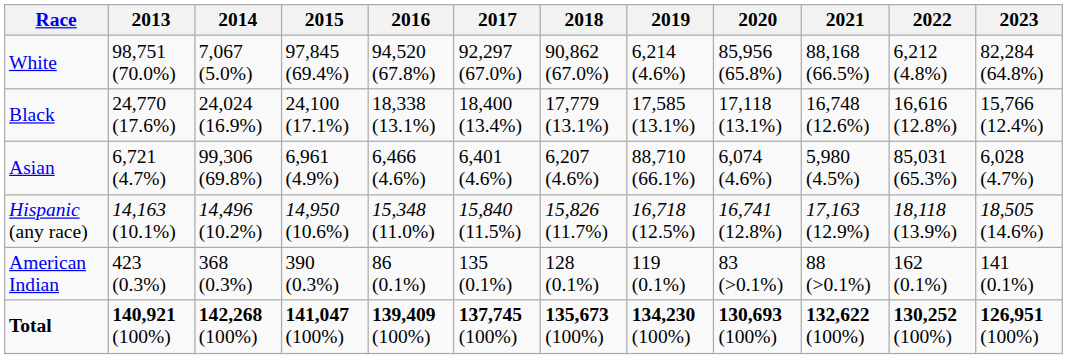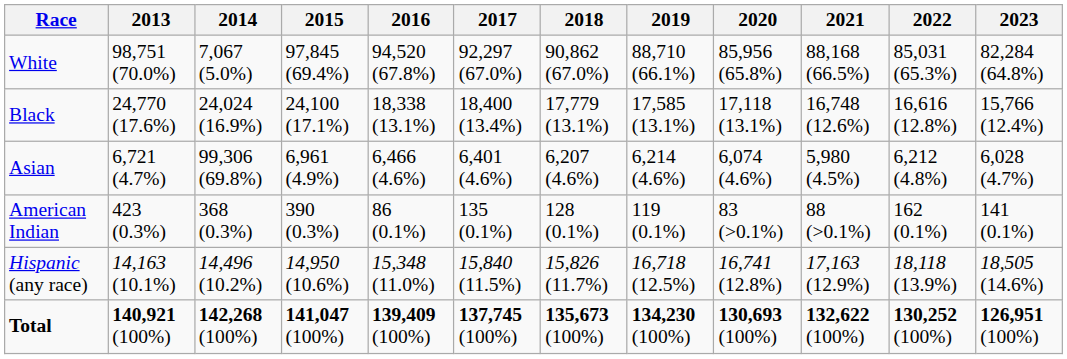(659, 61) 6,214 (4.6%) -> (664, 61) 88,710 (66.1%)
(920, 61) 6,212 (4.8%) -> (925, 61) 85,031 (65.3%)
(664, 167) 88,710 (66.1%) -> (659, 167) 6,214 (4.6%)
(925, 167) 85,031 (65.3%) -> (920, 167) 6,212 (4.8%)
rows swapped: (48, 273) <-> (48, 220)
